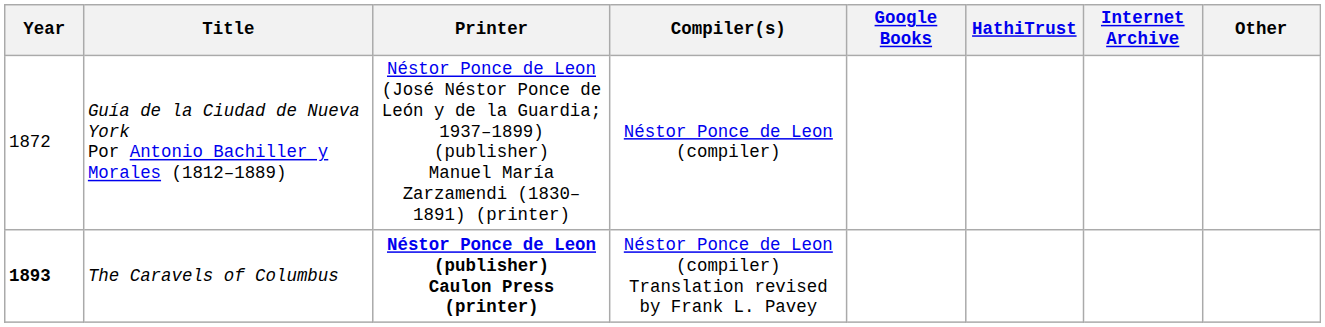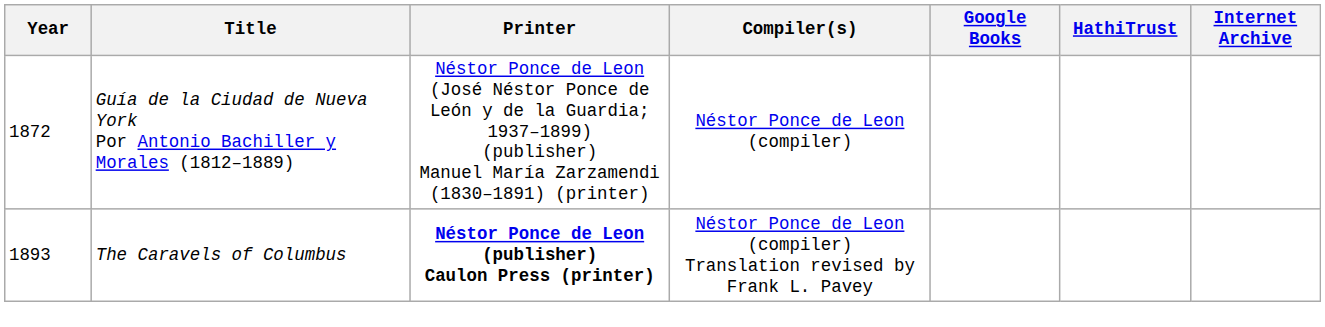- column: (1261, 30)
(30, 276) bold -> (30, 255) normal
